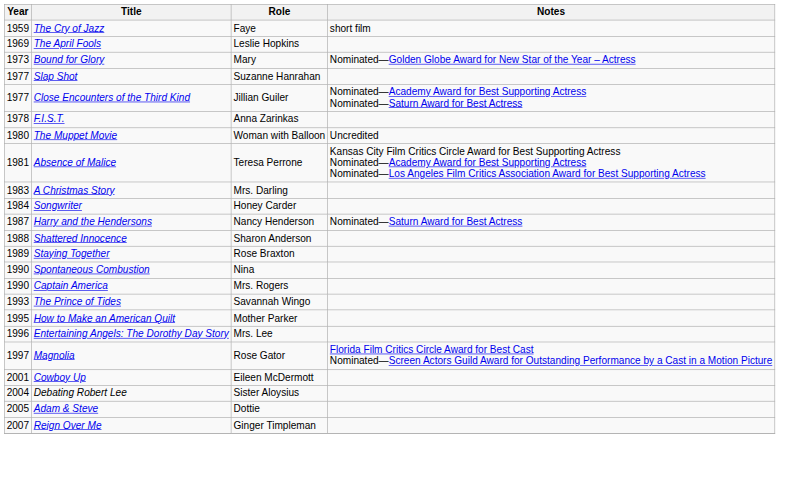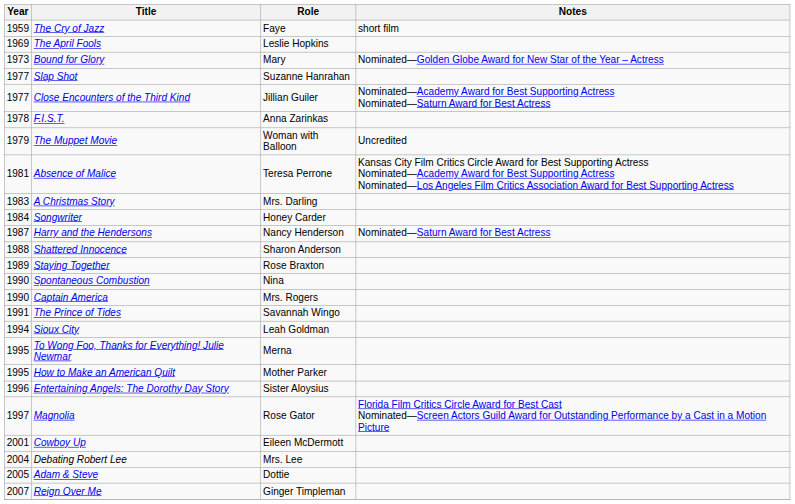(18, 135) 1980 -> (18, 141) 1979
(18, 302) 1993 -> (18, 313) 1991
+ row: (56, 329)
+ row: (129, 351)
(253, 334) Mrs. Lee -> (296, 388) Sister Aloysius
(266, 393) Sister Aloysius -> (283, 459) Mrs. Lee
